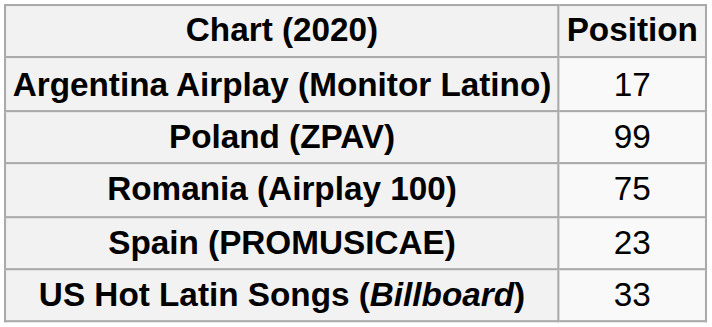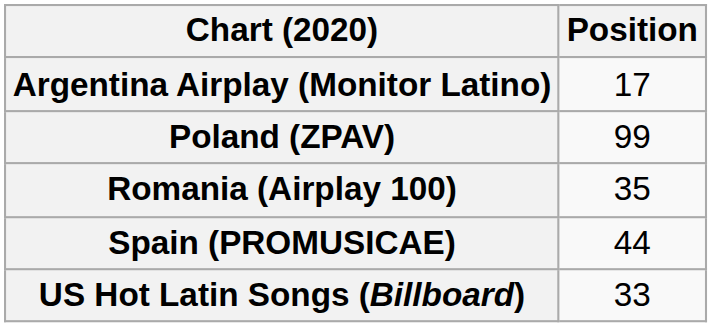(632, 189) 75 -> (632, 189) 35
(632, 242) 23 -> (632, 242) 44
